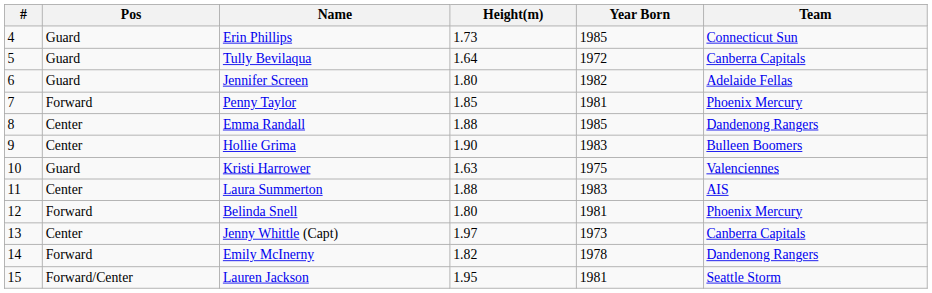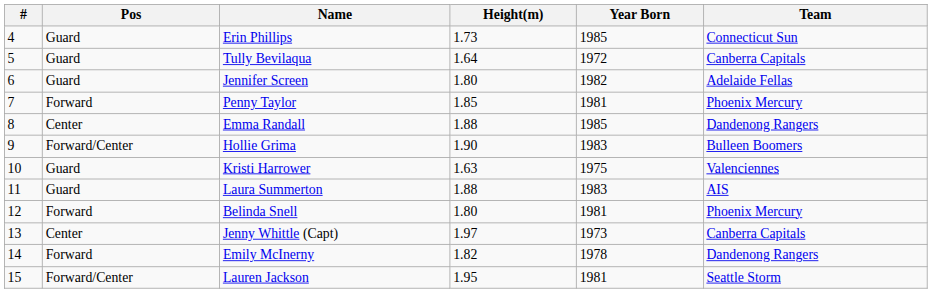(64, 146) Center -> (89, 146) Forward/Center
(64, 189) Center -> (63, 189) Guard
